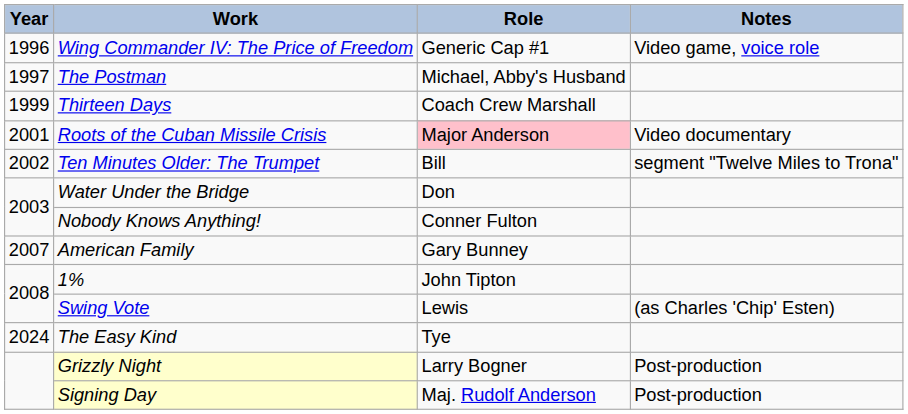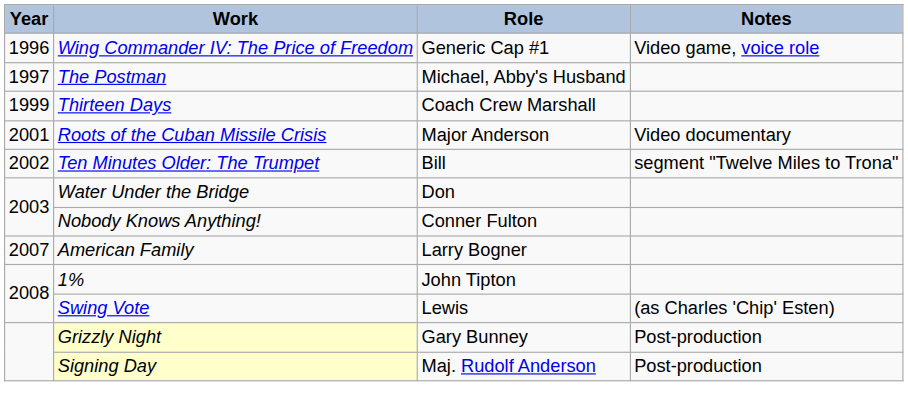(485, 134) pink background -> (485, 134) no background
(475, 250) Gary Bunney -> (474, 250) Larry Bogner
- row: (117, 337)
(474, 366) Larry Bogner -> (475, 337) Gary Bunney
